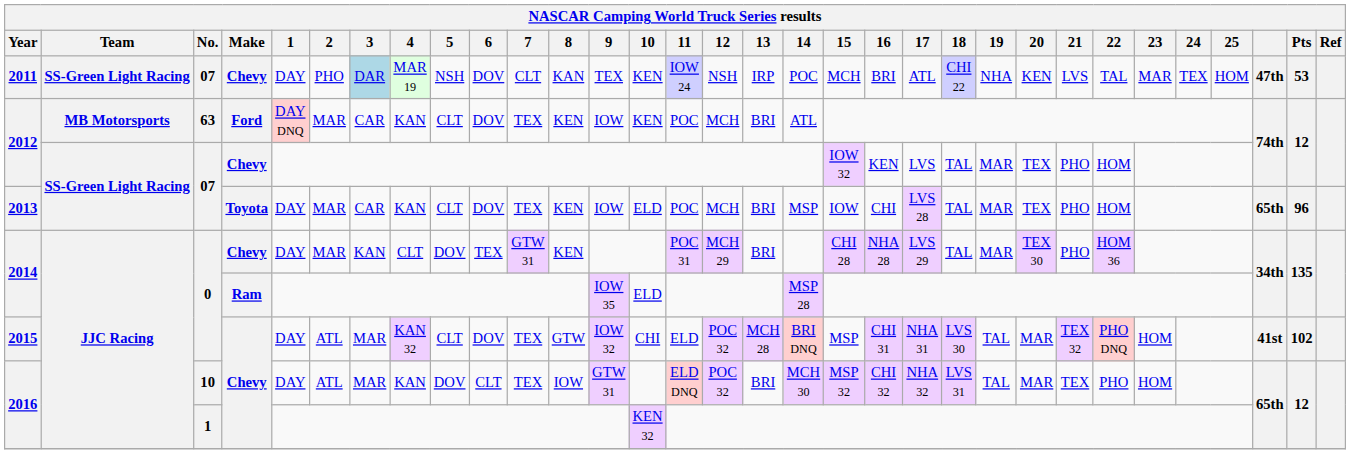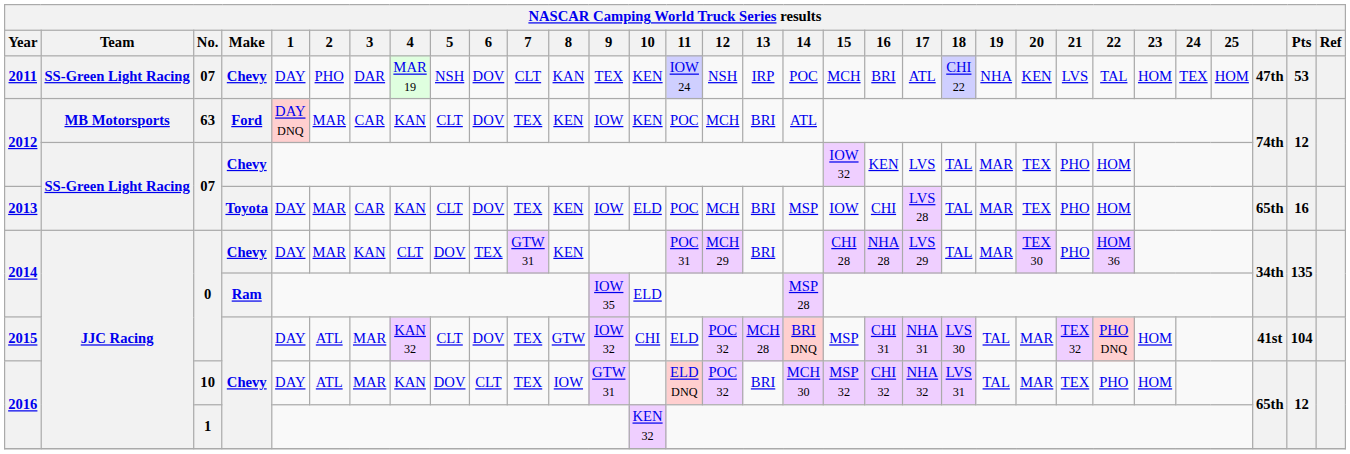(370, 77) lightblue background -> (370, 77) no background
(1155, 77) MAR -> (1155, 77) HOM
(1302, 207) 96 -> (1302, 207) 16
(1302, 338) 102 -> (1302, 338) 104
